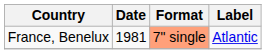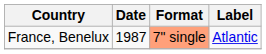(131, 37) 1981 -> (131, 37) 1987
